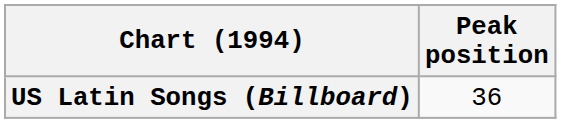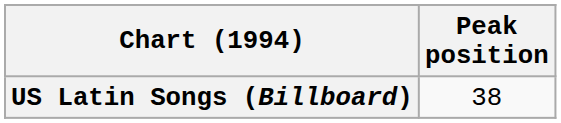(487, 98) 36 -> (487, 98) 38
